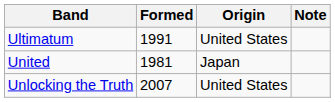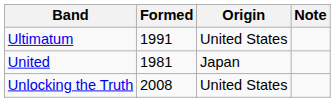(156, 85) 2007 -> (156, 85) 2008
